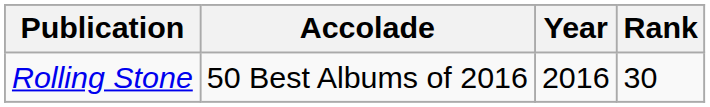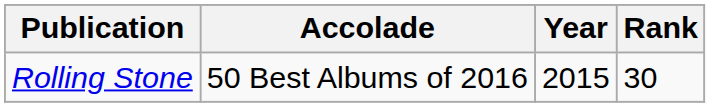(576, 76) 2016 -> (576, 76) 2015
